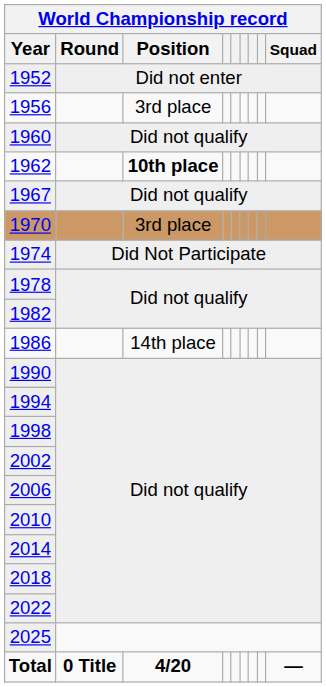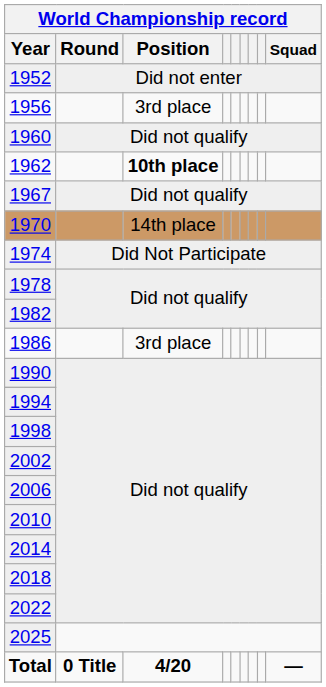(173, 225) 3rd place -> (173, 225) 14th place
(173, 343) 14th place -> (173, 343) 3rd place
